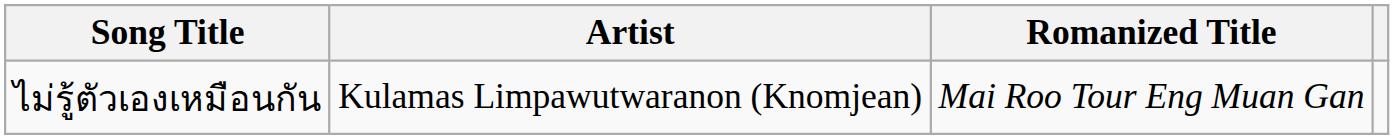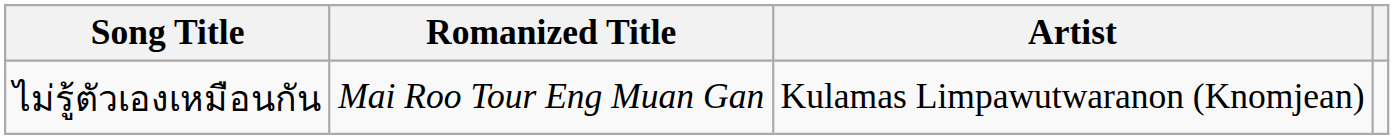columns swapped: (1151, 32) <-> (630, 32)
